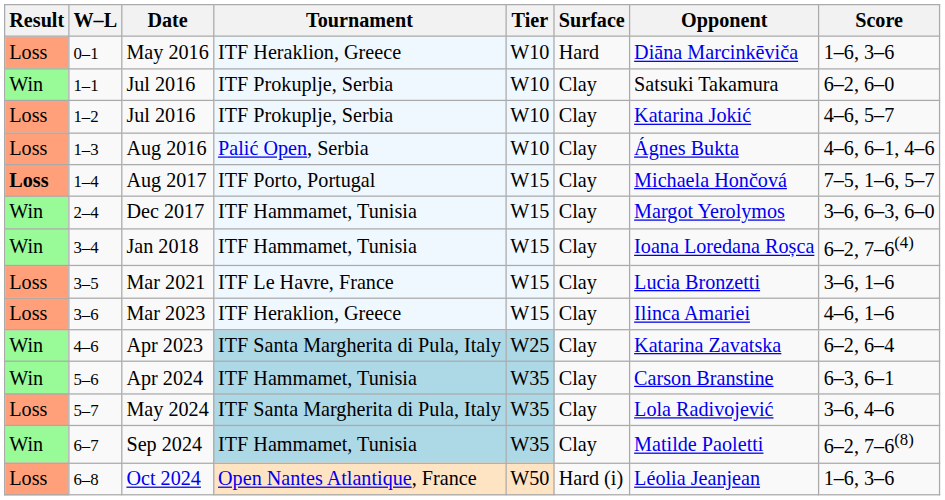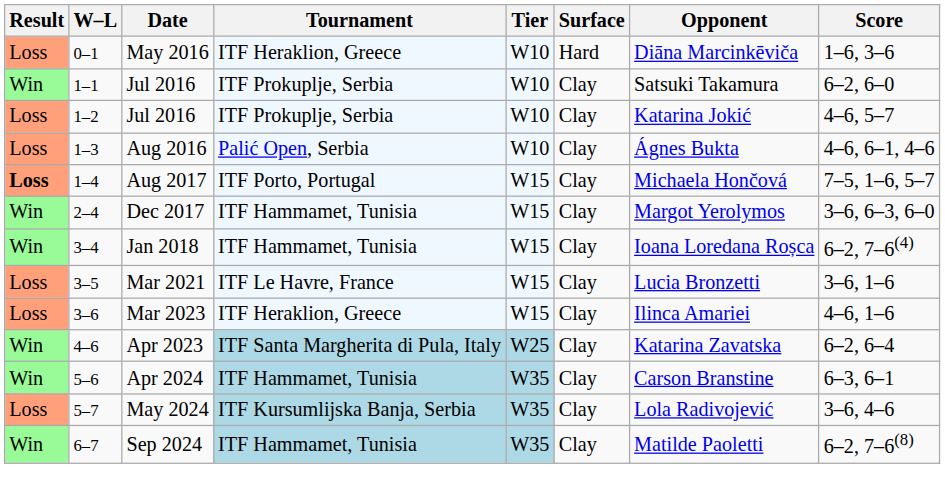(360, 409) ITF Santa Margherita di Pula, Italy -> (347, 409) ITF Kursumlijska Banja, Serbia
- row: (86, 480)
